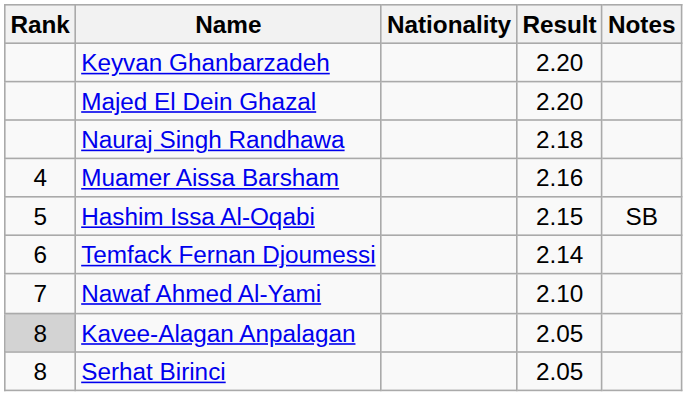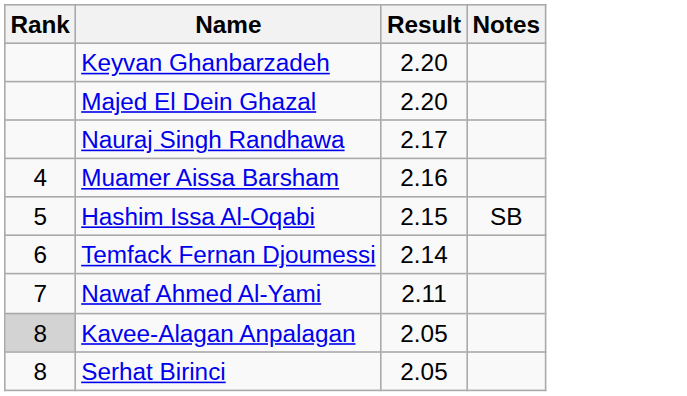- column: (449, 24)
(560, 140) 2.18 -> (424, 140) 2.17
(560, 294) 2.10 -> (424, 294) 2.11
